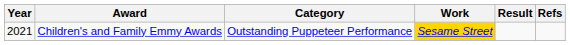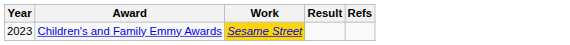- column: (320, 13)
(20, 31) 2021 -> (20, 31) 2023
